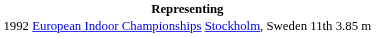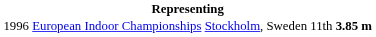(16, 26) 1992 -> (16, 26) 1996
(353, 26) normal -> (354, 26) bold
